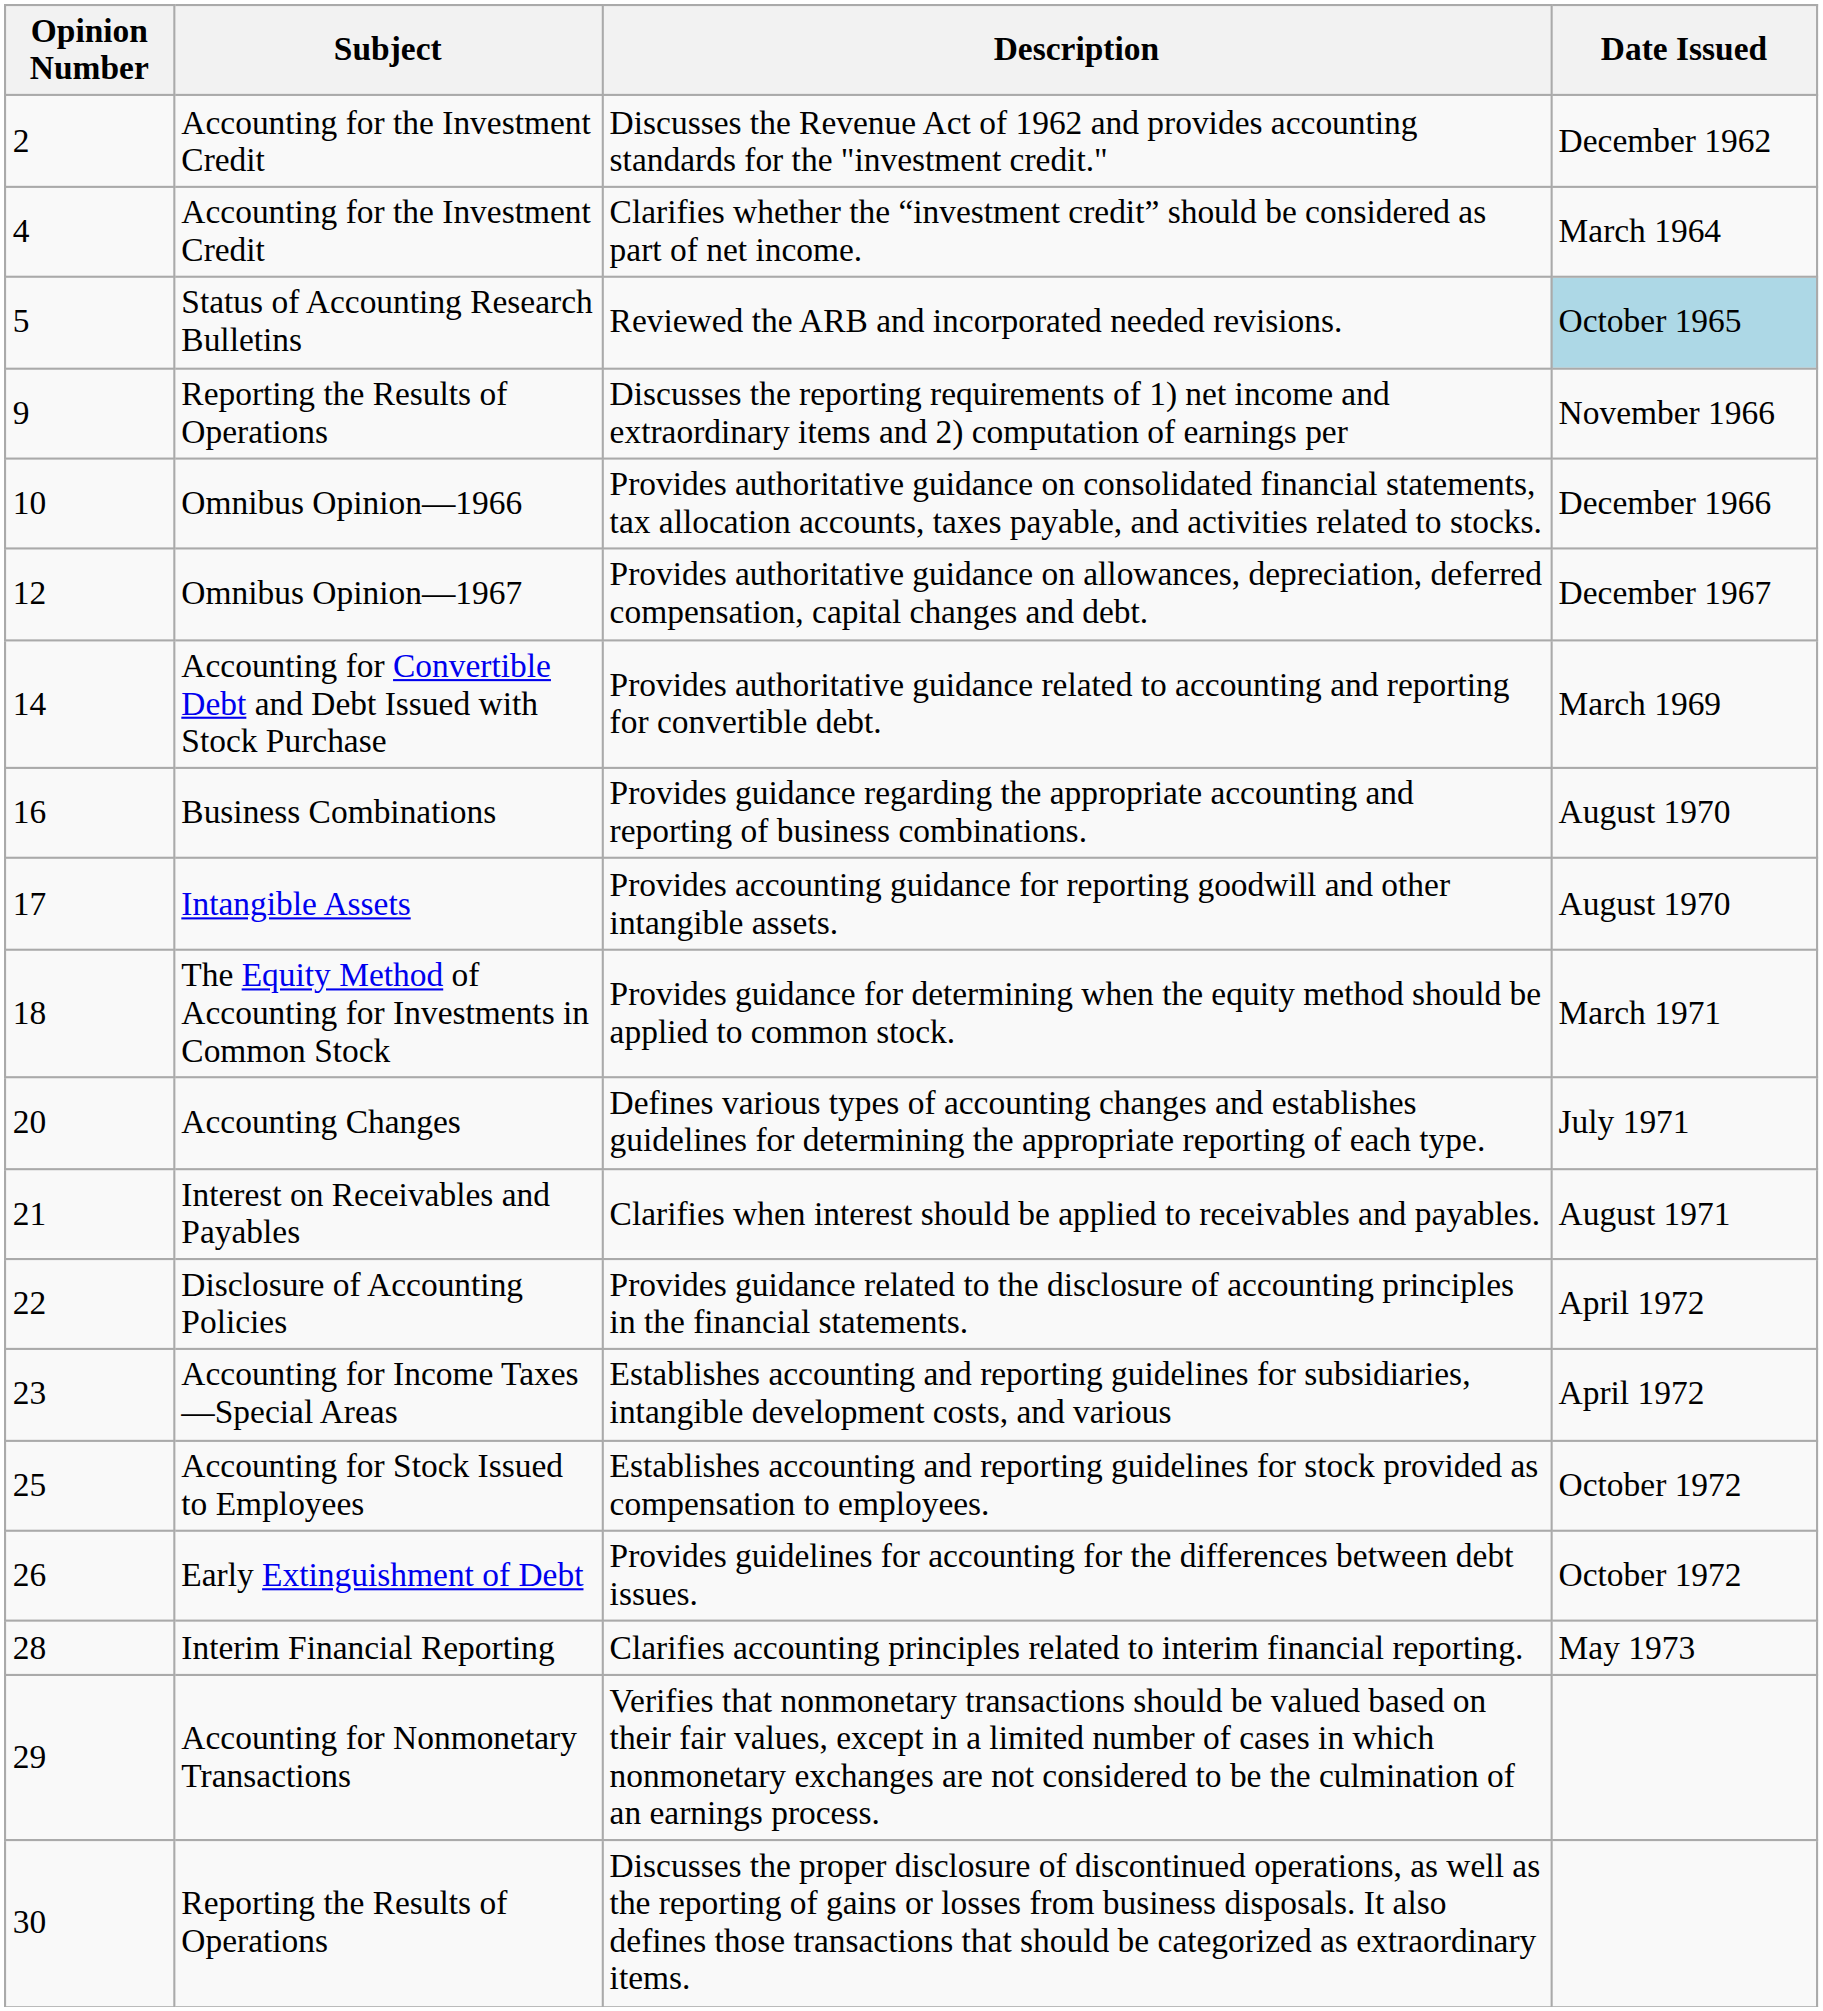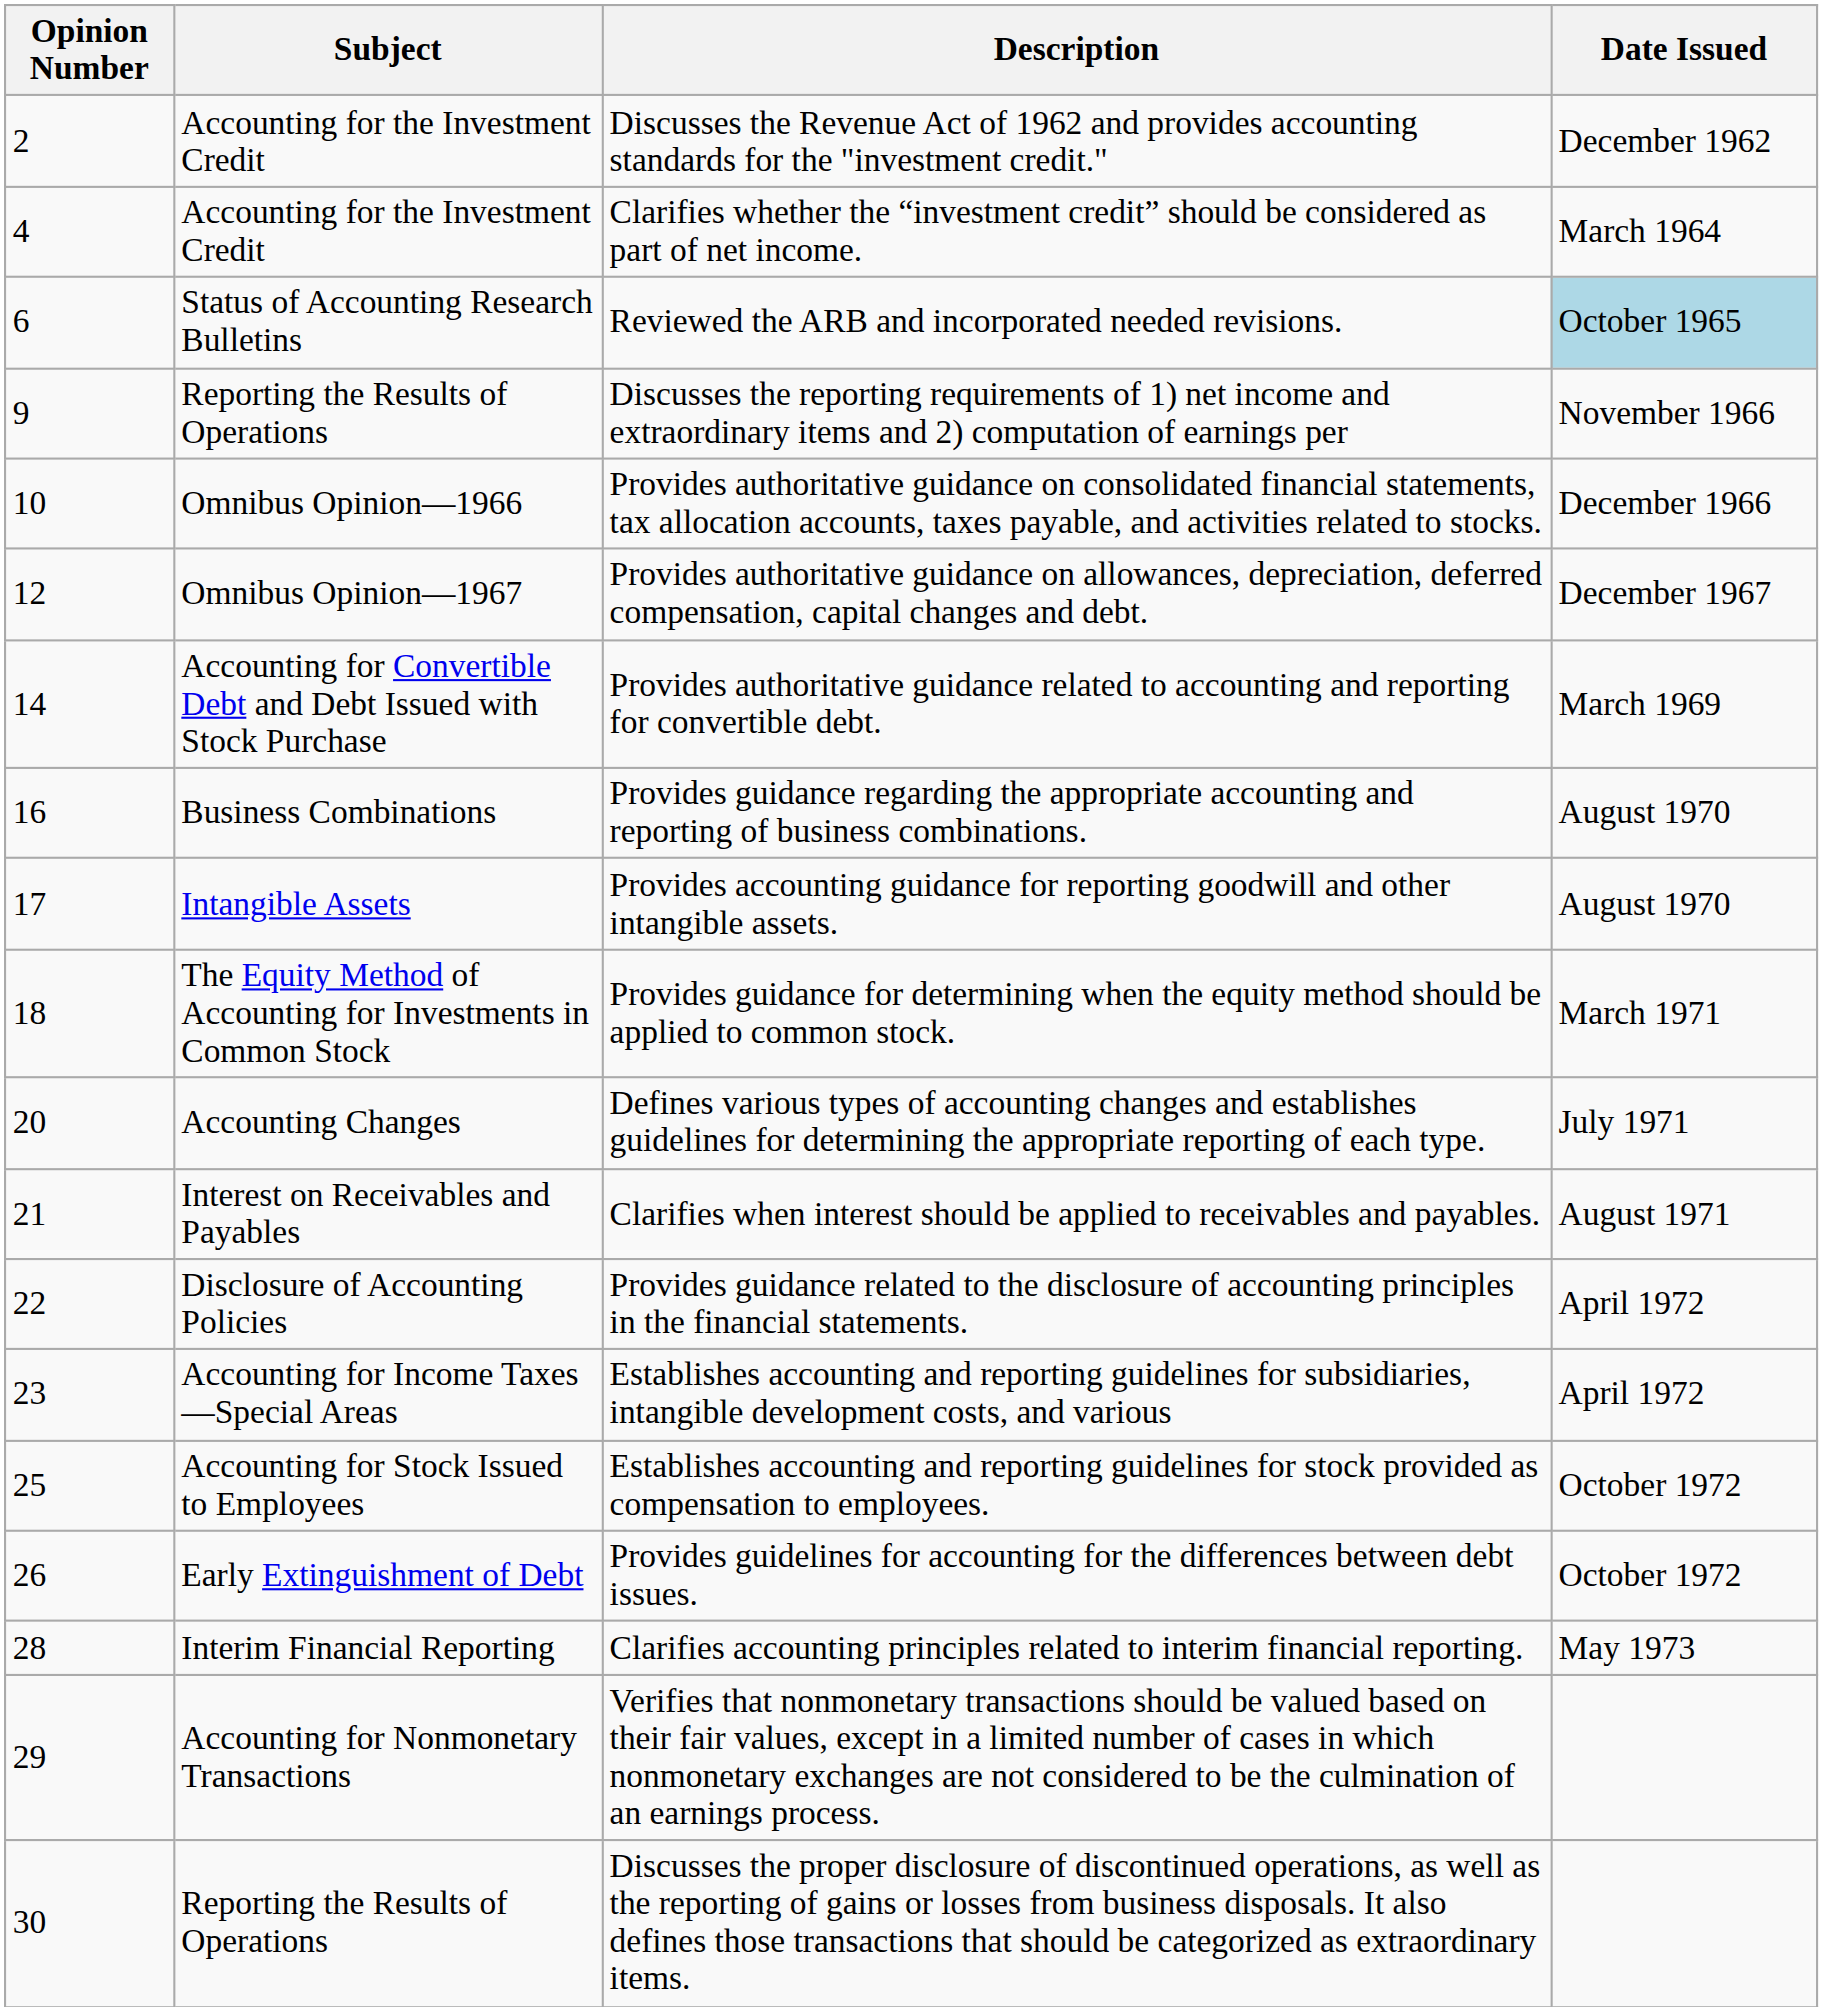(21, 321) 5 -> (21, 321) 6
